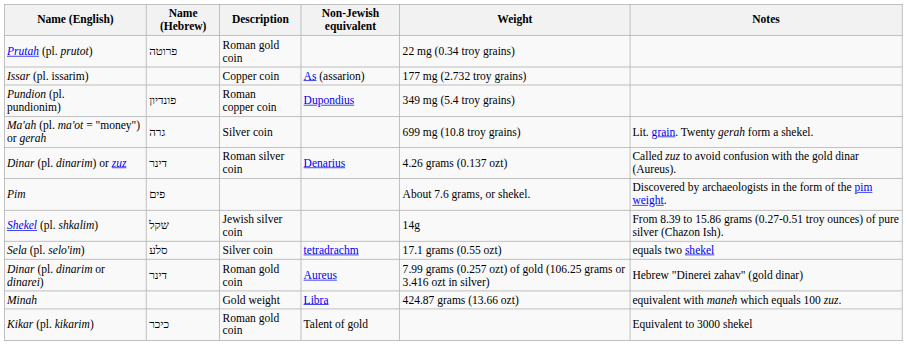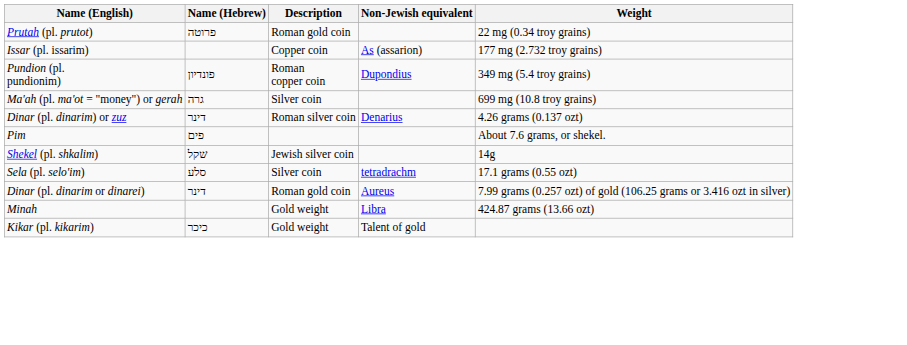- column: (766, 20)
(251, 324) Roman gold coin -> (300, 227) Gold weight
